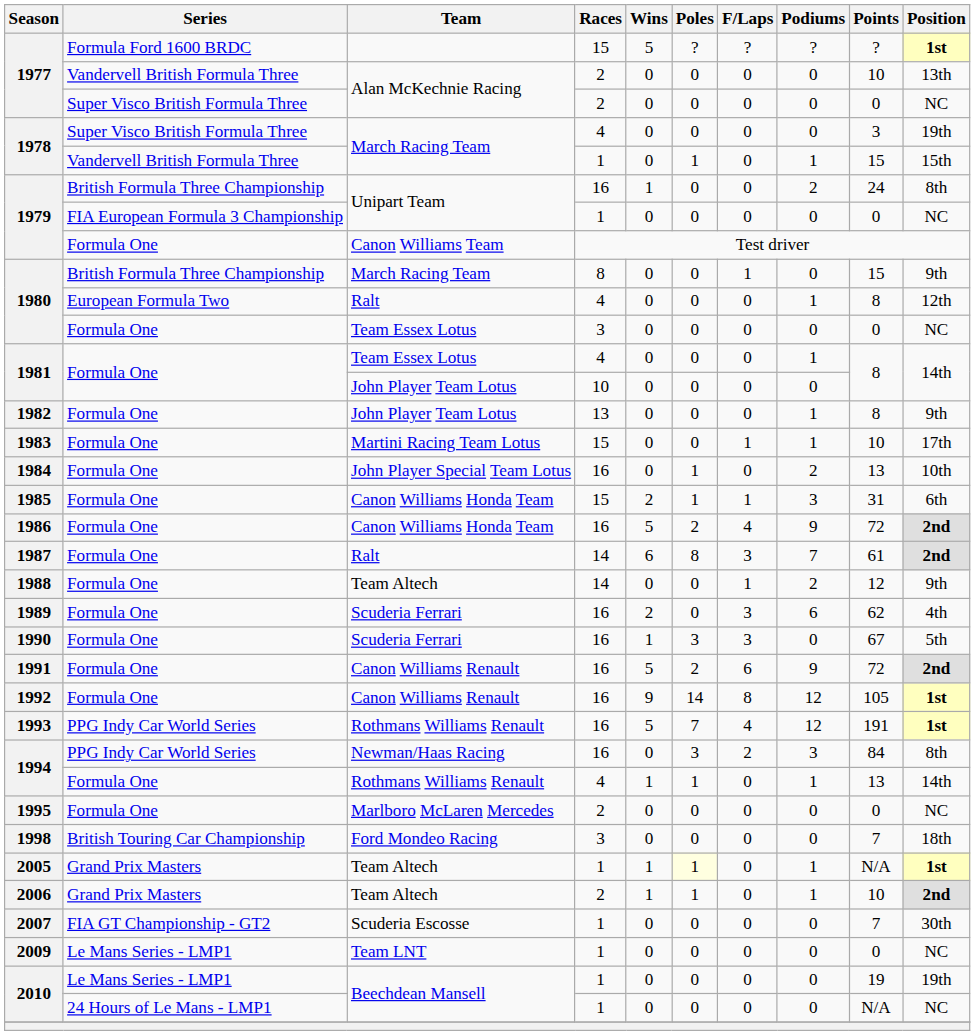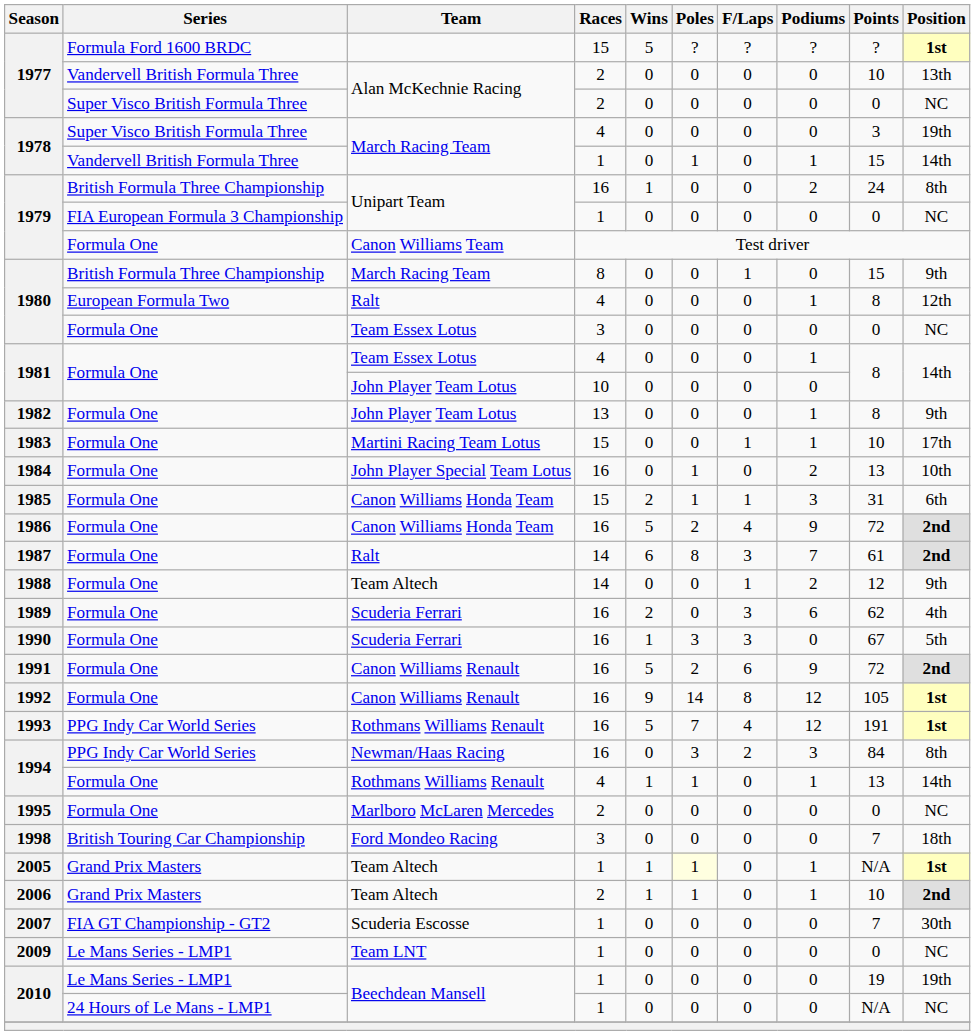(936, 160) 15th -> (936, 160) 14th
